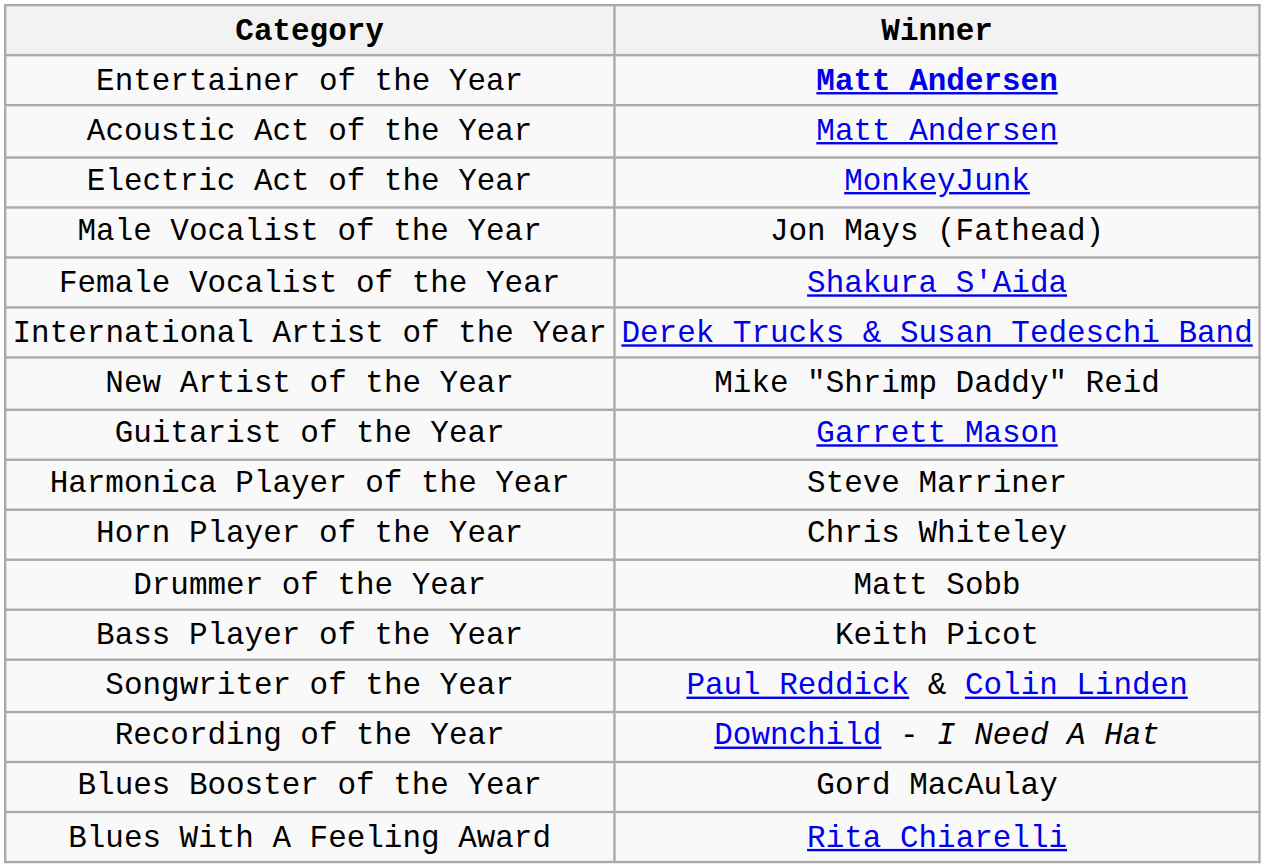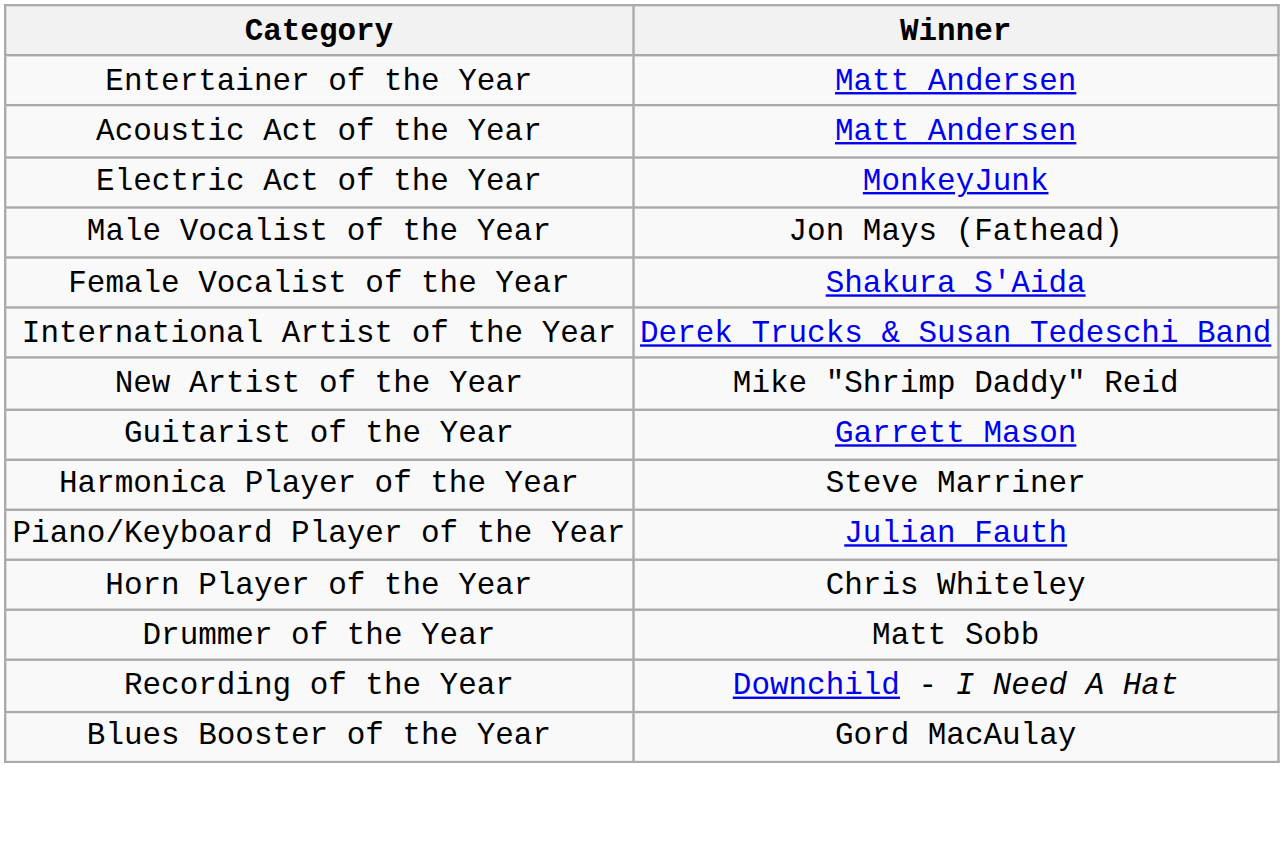(937, 81) bold -> (956, 81) normal
+ row: (319, 535)
- row: (310, 636)
- row: (310, 686)
- row: (310, 837)
